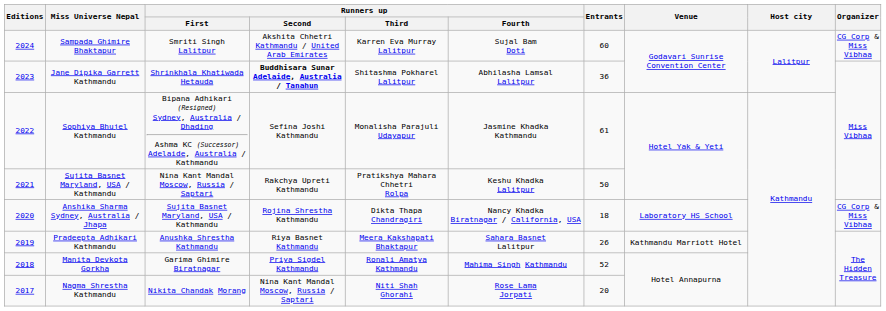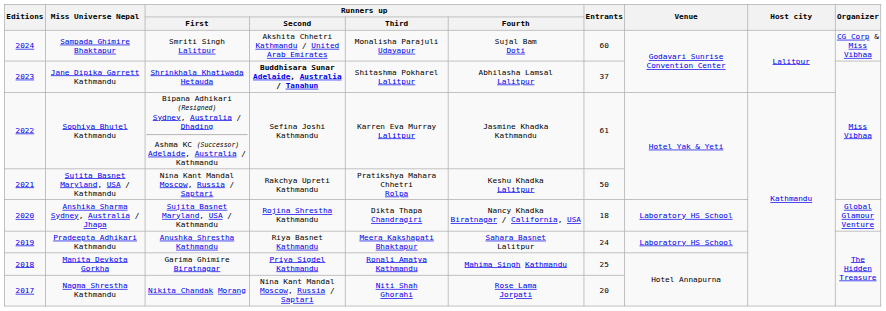(397, 46) Karren Eva Murray Lalitpur -> (397, 46) Monalisha Parajuli Udayapur
(604, 77) 36 -> (604, 77) 37
(397, 131) Monalisha Parajuli Udayapur -> (397, 131) Karren Eva Murray Lalitpur
(858, 216) CG Corp & Miss Vibhaa -> (858, 216) Global Glamour Venture
(604, 242) 26 -> (604, 242) 24
(686, 242) Kathmandu Marriott Hotel -> (686, 242) Laboratory HS School
(604, 264) 52 -> (604, 264) 25
